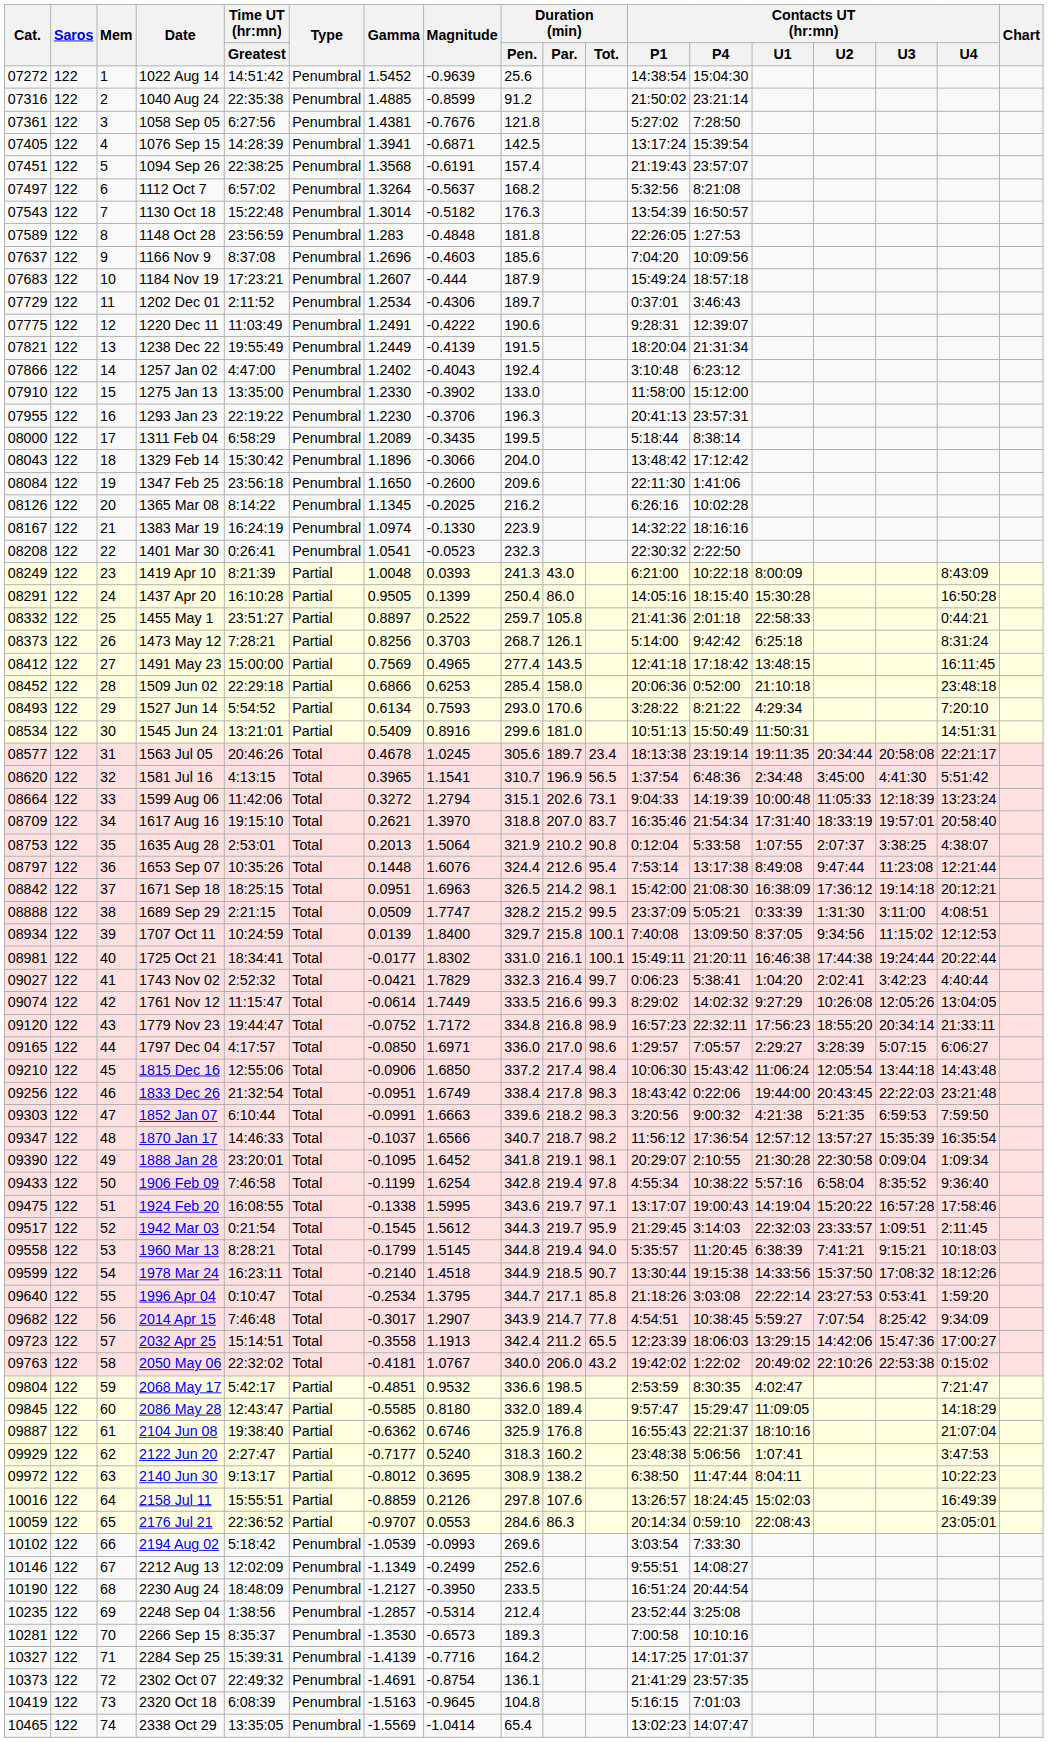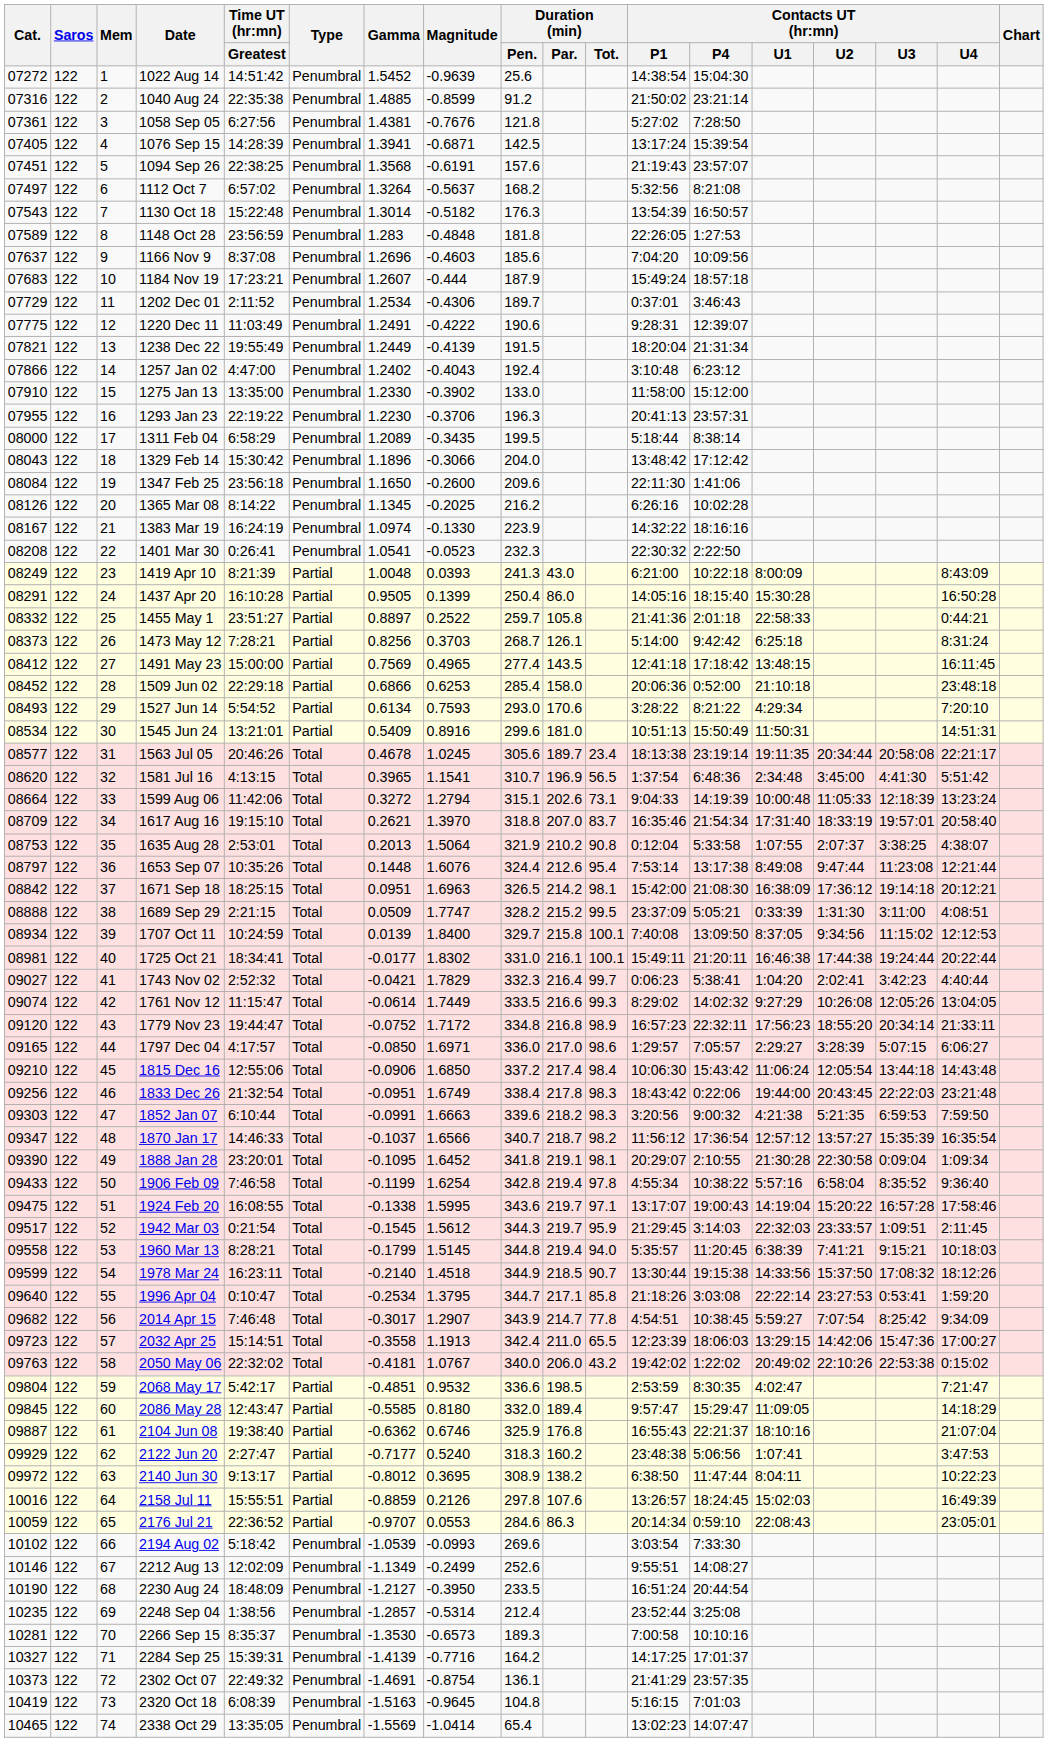(522, 167) 157.4 -> (522, 167) 157.6
(564, 1341) 211.2 -> (564, 1341) 211.0
